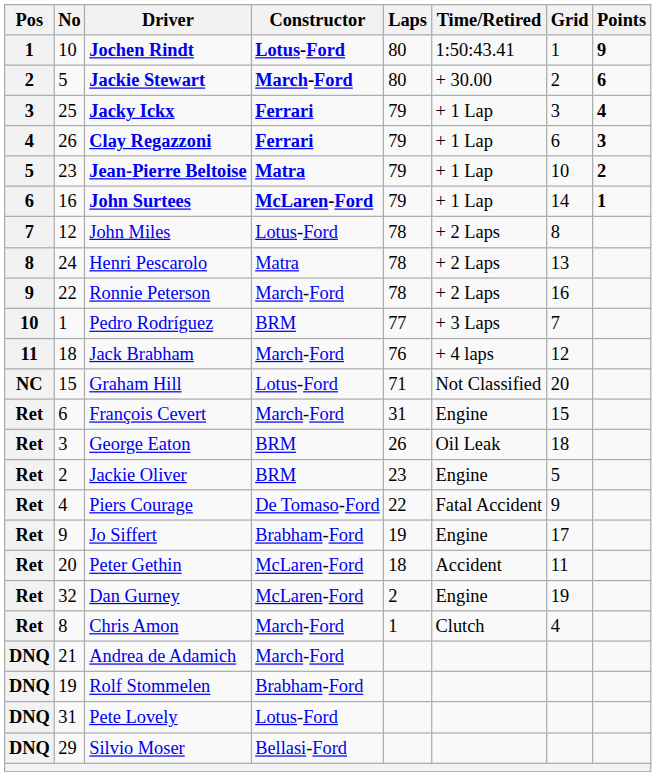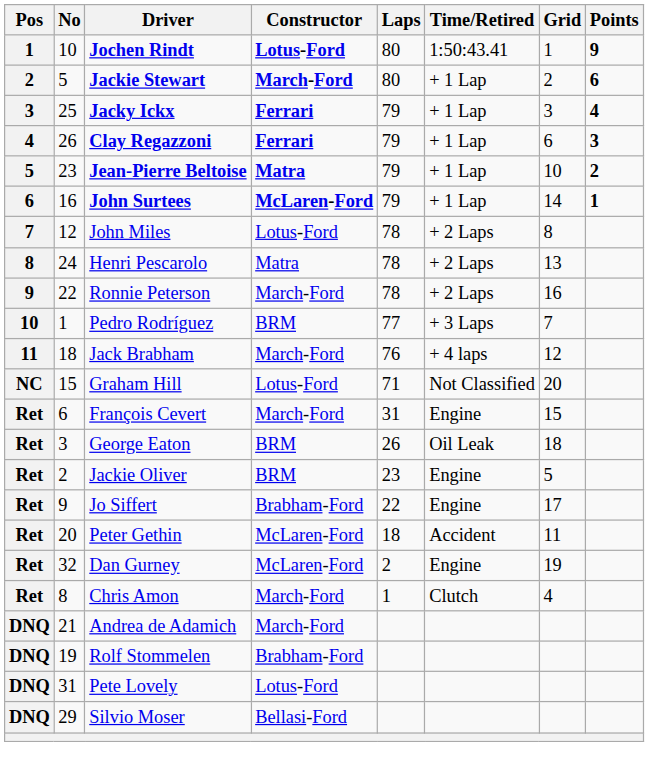(464, 80) + 30.00 -> (458, 80) + 1 Lap
- row: (141, 505)
(397, 535) 19 -> (391, 505) 22
